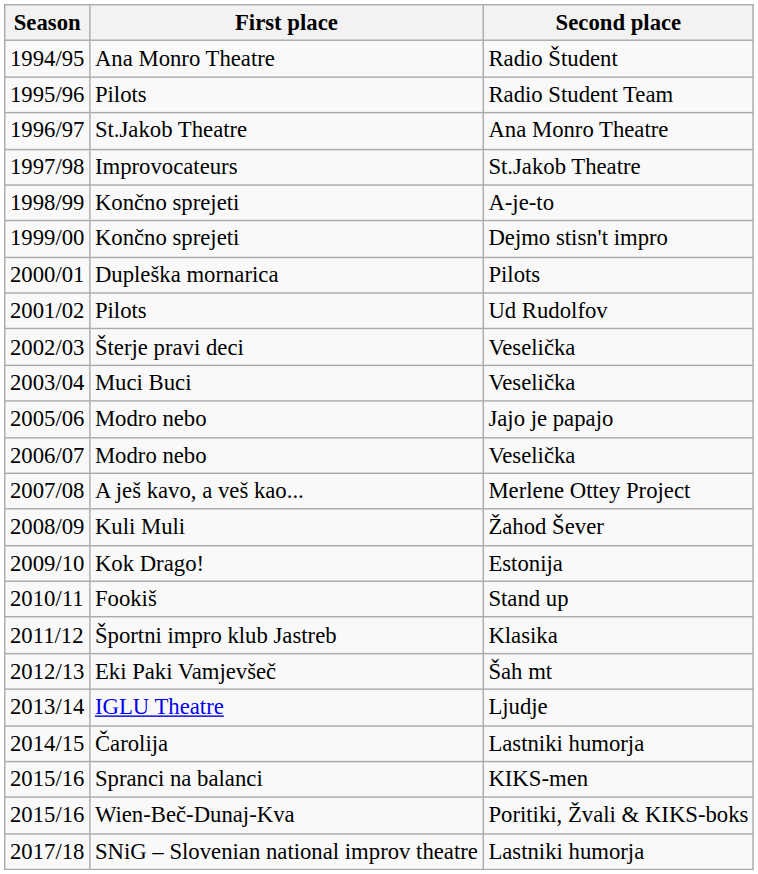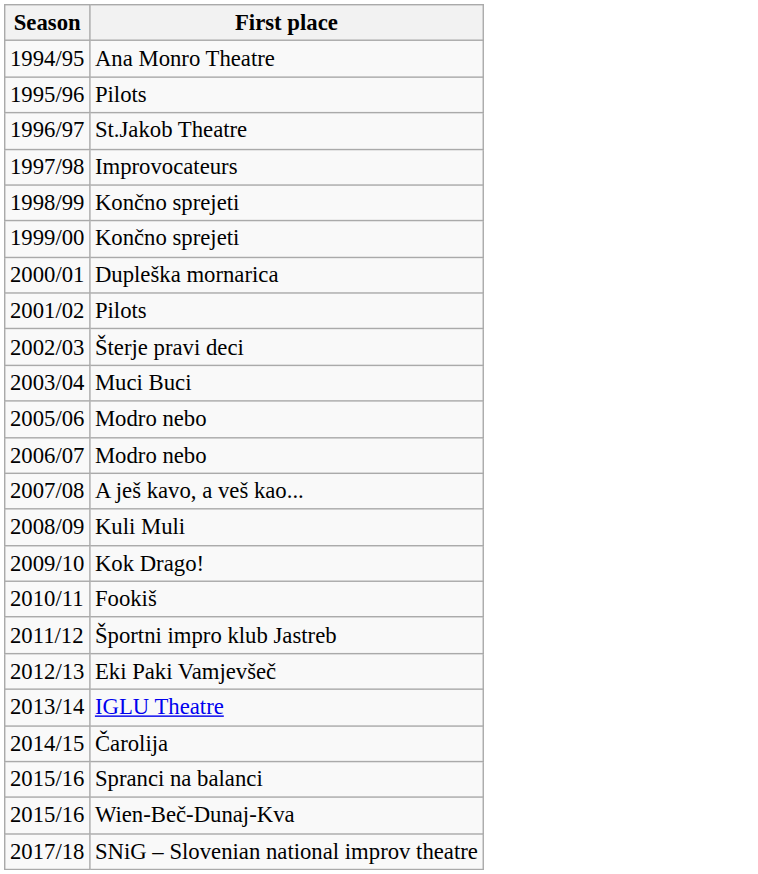- column: (618, 22)
